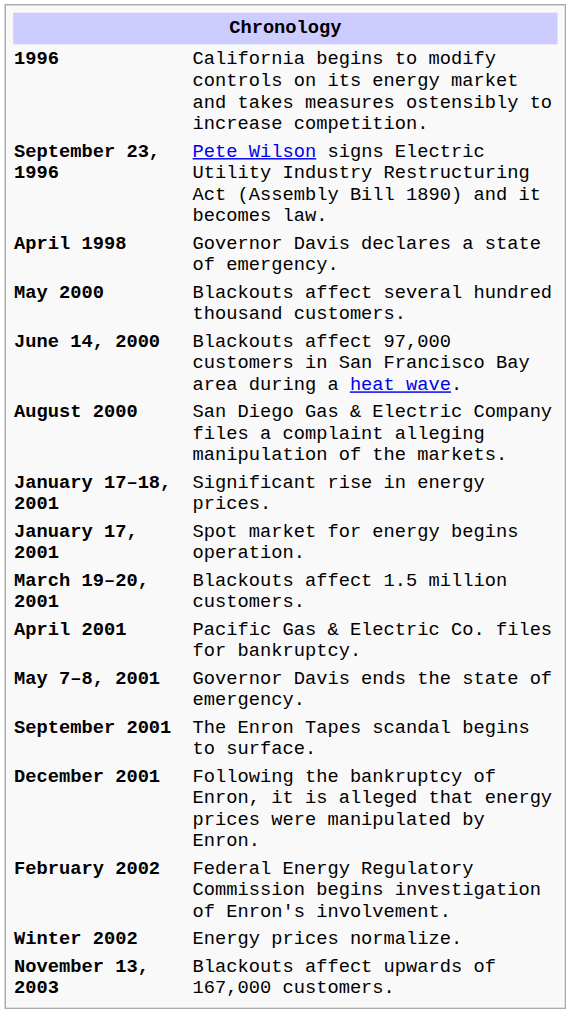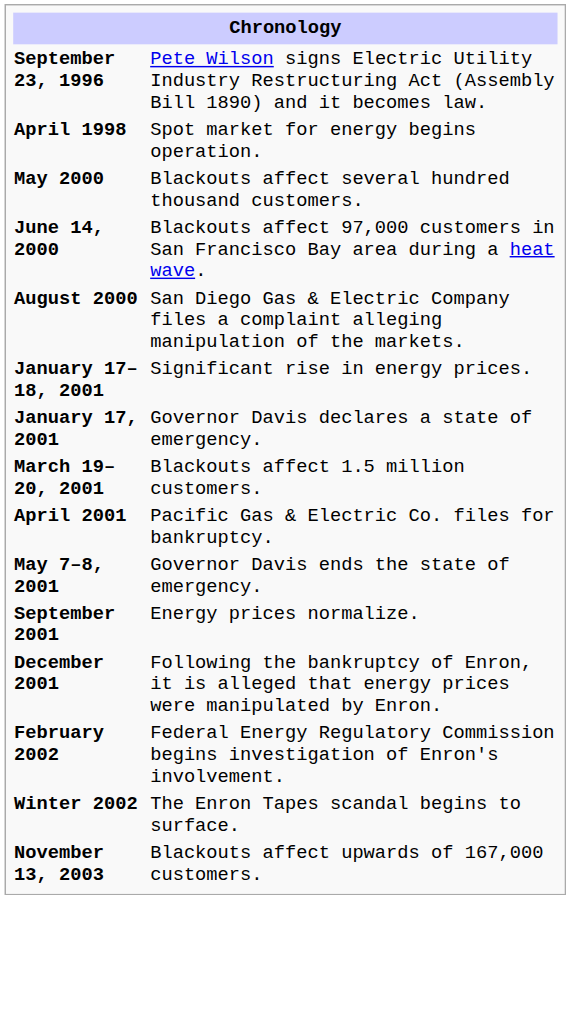- row: (37, 60)
(367, 255) Governor Davis declares a state of emergency. -> (313, 141) Spot market for energy begins operation.
(356, 543) Spot market for energy begins operation. -> (341, 429) Governor Davis declares a state of emergency.
(361, 739) The Enron Tapes scandal begins to surface. -> (285, 614) Energy prices normalize.
(327, 940) Energy prices normalize. -> (336, 815) The Enron Tapes scandal begins to surface.
